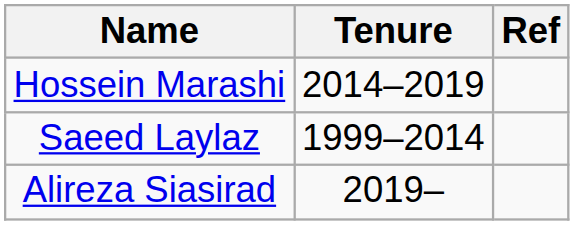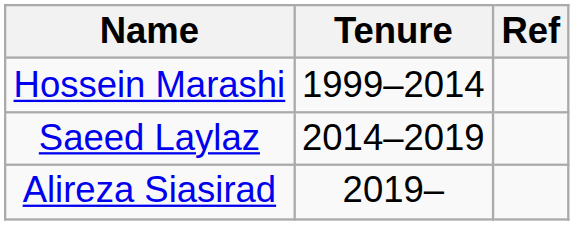(393, 84) 2014–2019 -> (393, 84) 1999–2014
(393, 137) 1999–2014 -> (393, 137) 2014–2019
